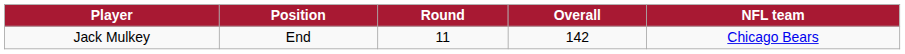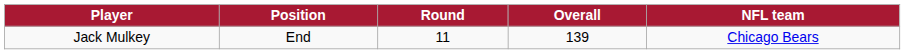(577, 37) 142 -> (577, 37) 139
